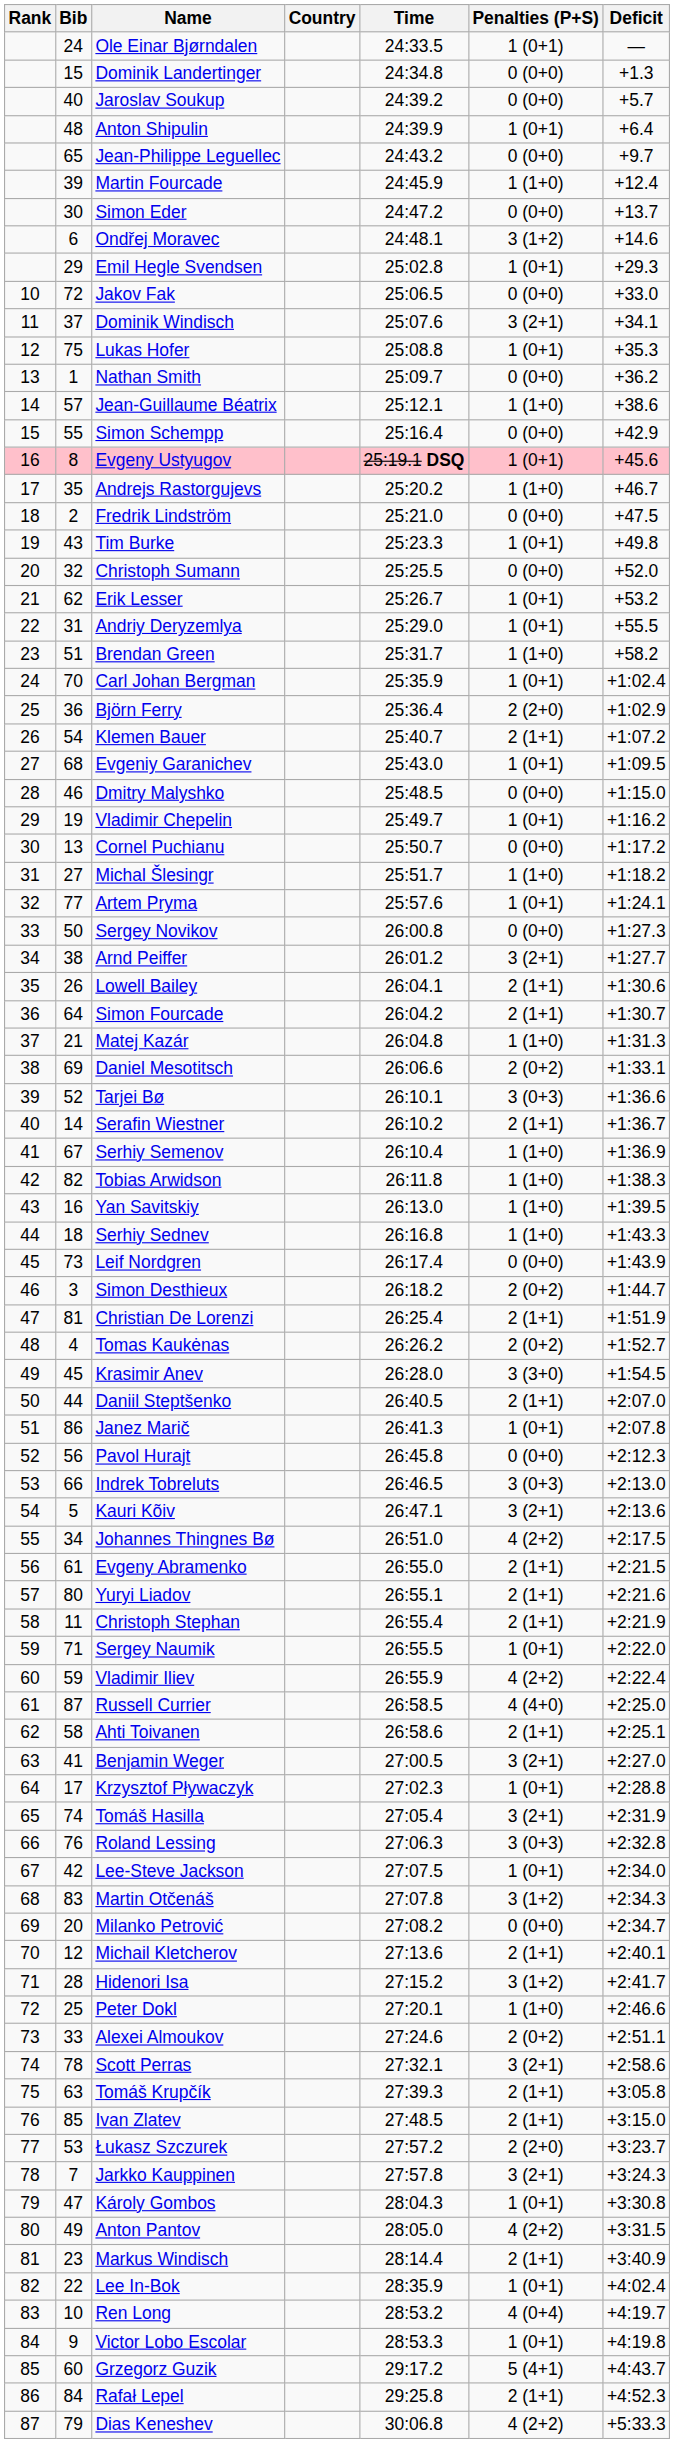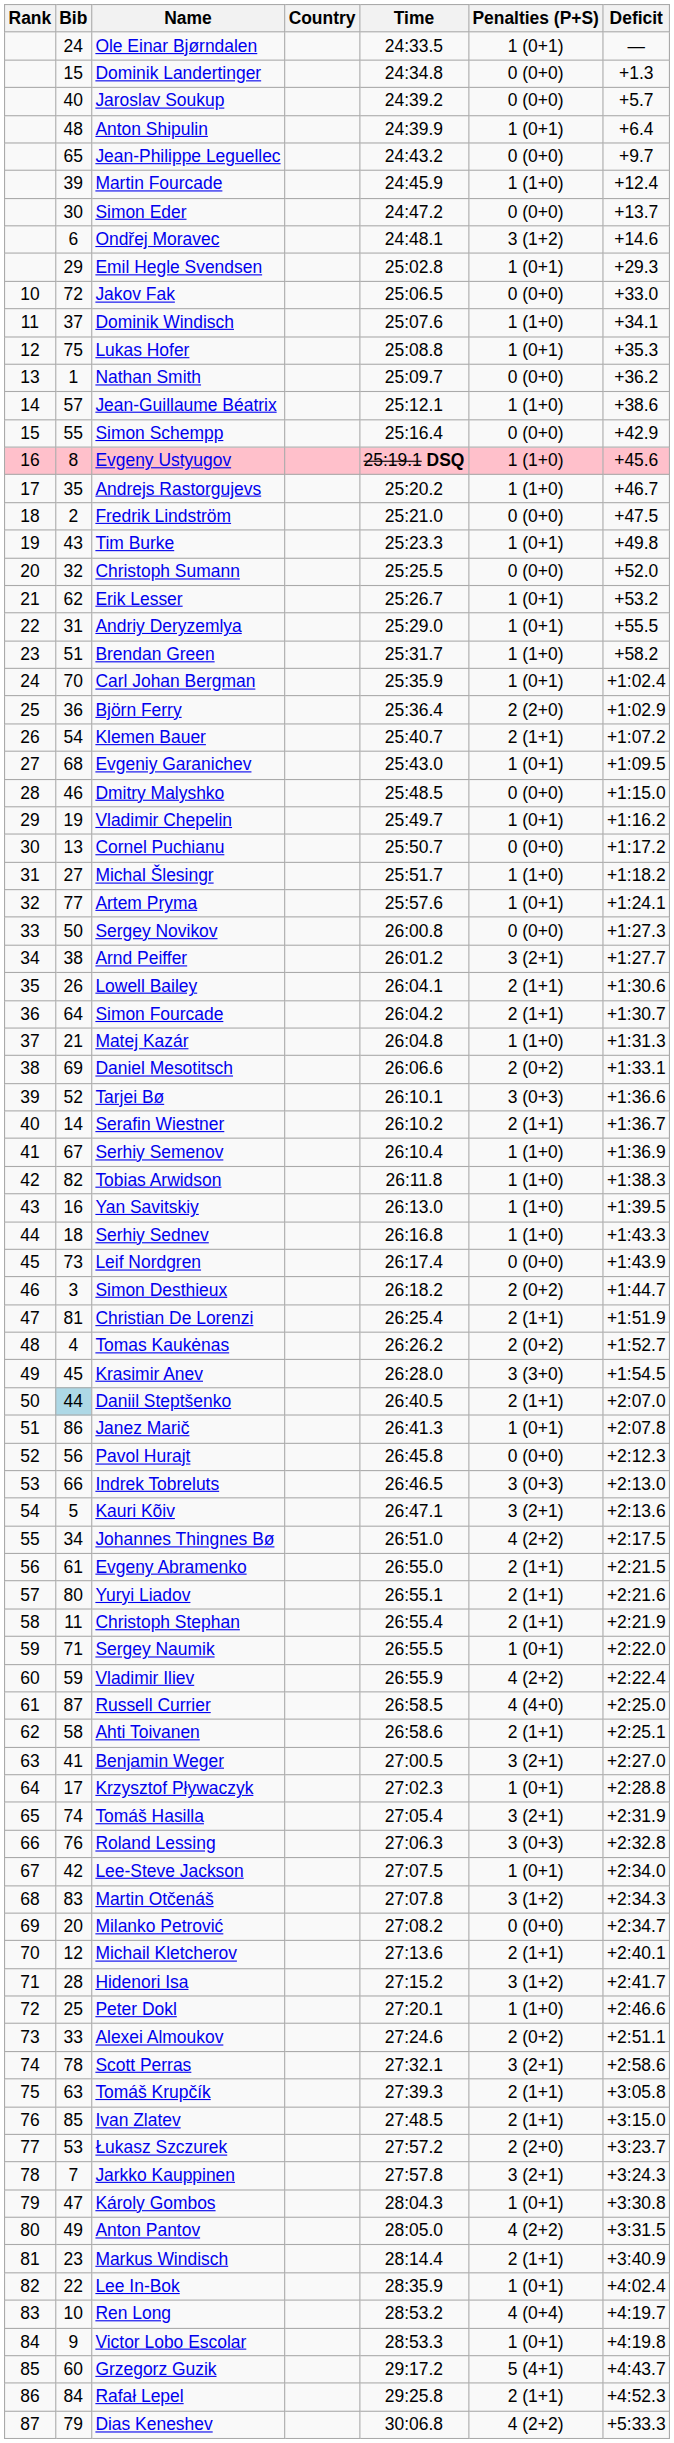(536, 322) 3 (2+1) -> (536, 322) 1 (1+0)
(536, 460) 1 (0+1) -> (536, 460) 1 (1+0)
(73, 1401) no background -> (73, 1401) lightblue background
